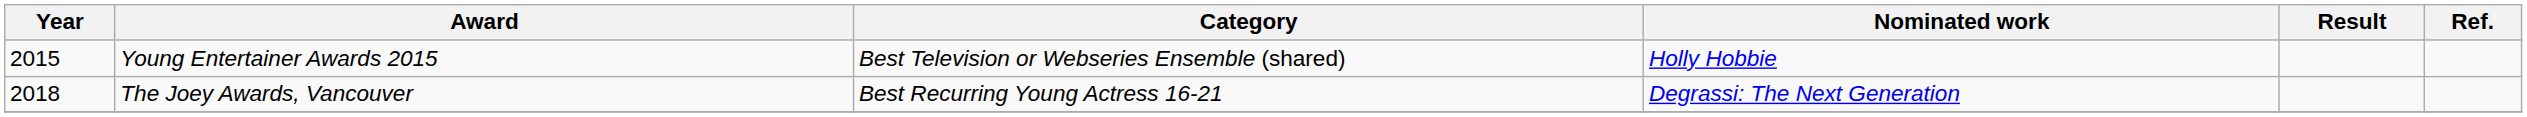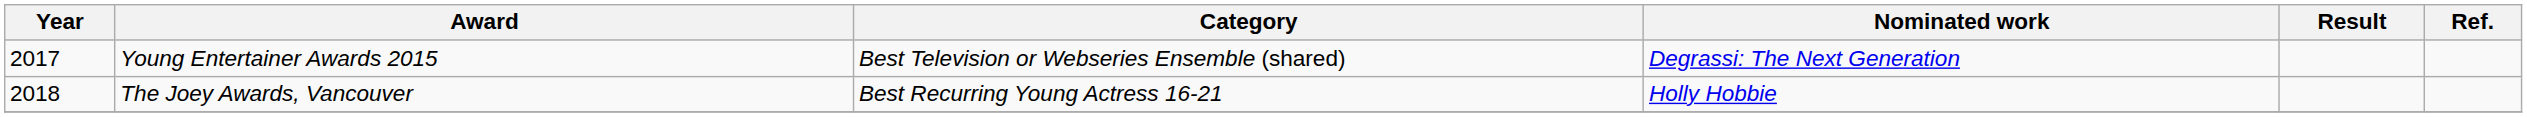(35, 58) 2015 -> (35, 58) 2017
(1713, 58) Holly Hobbie -> (1804, 58) Degrassi: The Next Generation
(1804, 93) Degrassi: The Next Generation -> (1713, 93) Holly Hobbie
